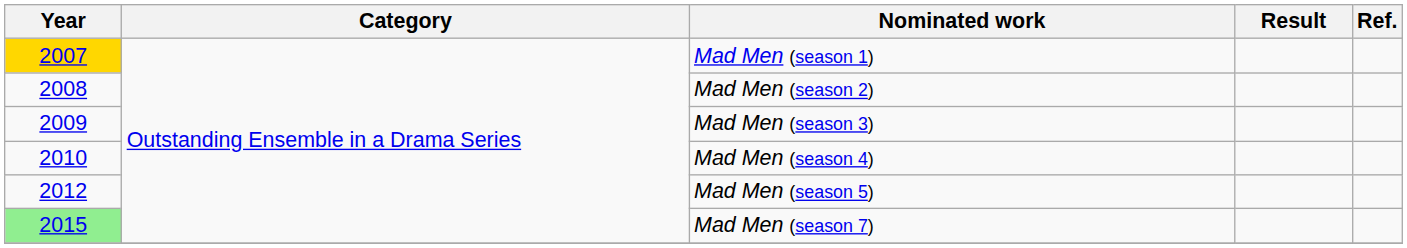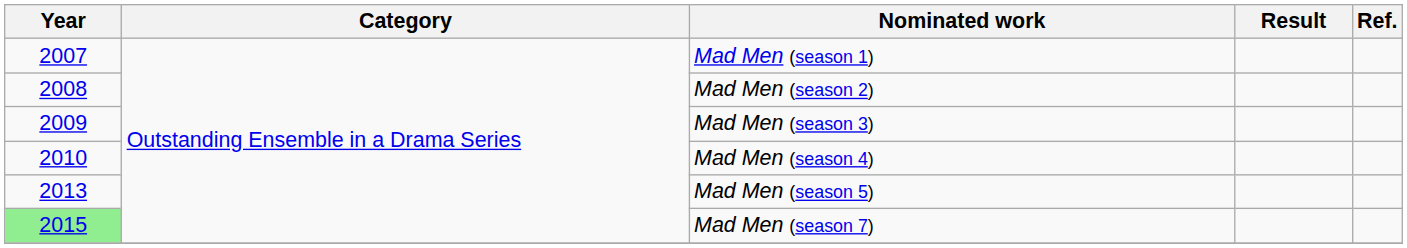(63, 55) gold background -> (63, 55) no background
(63, 191) 2012 -> (63, 191) 2013
